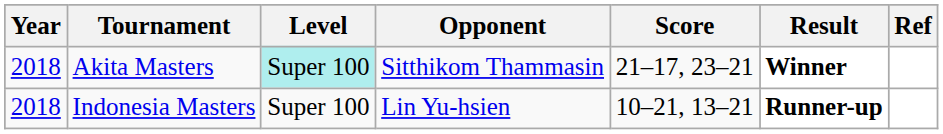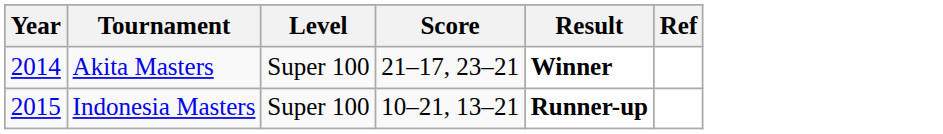- column: (493, 25)
(36, 66) 2018 -> (36, 66) 2014
(318, 66) paleturquoise background -> (318, 66) no background
(36, 108) 2018 -> (36, 108) 2015
